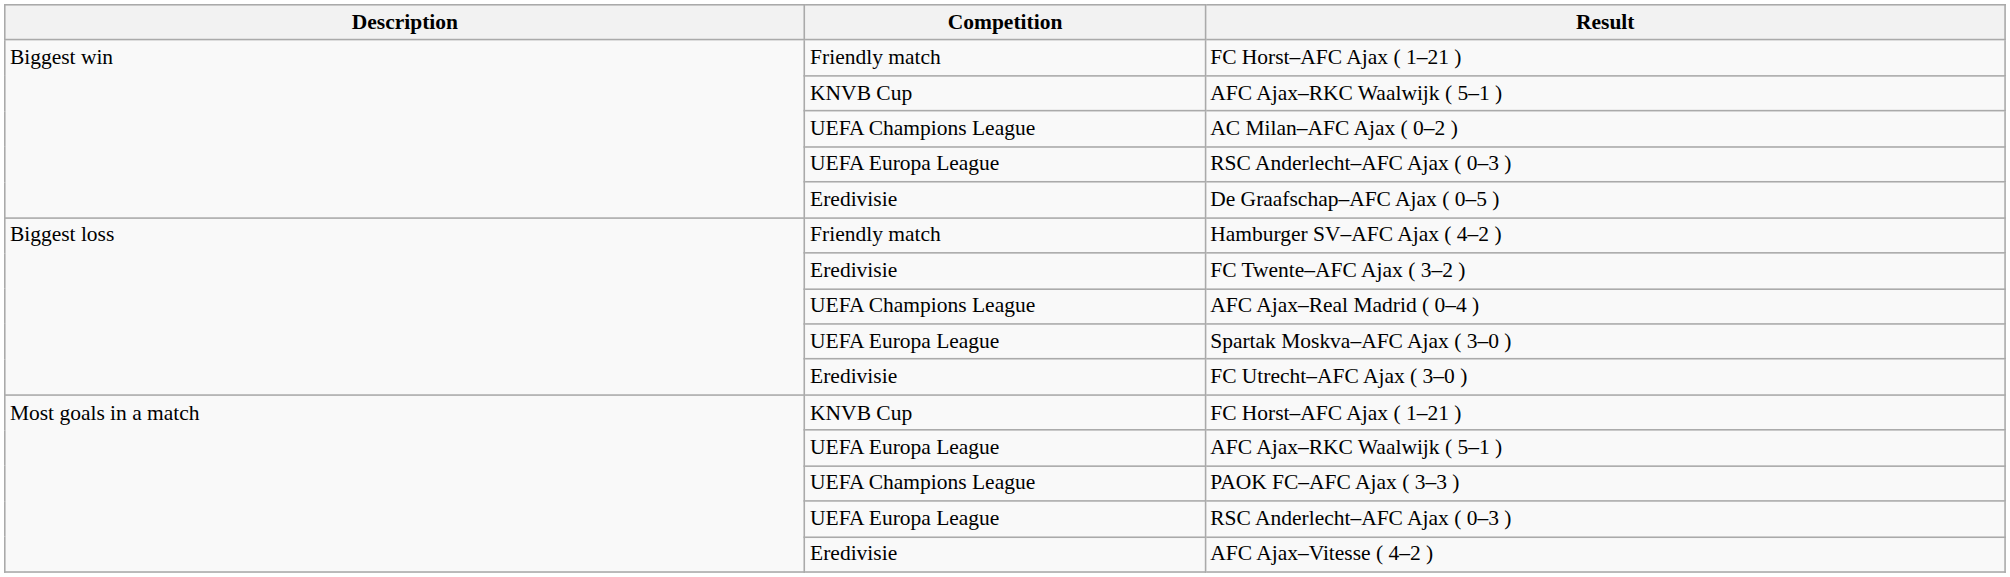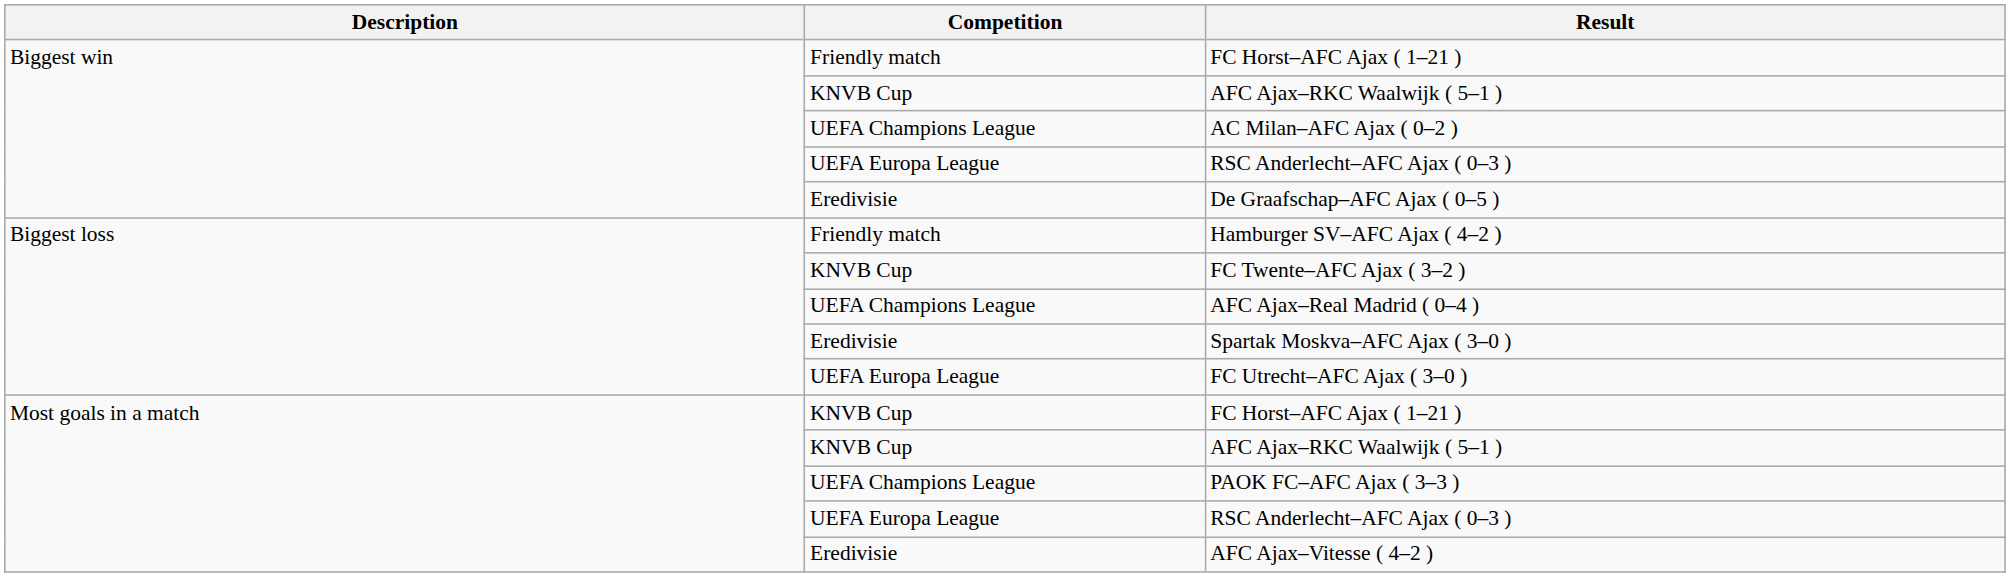(854, 269) Eredivisie -> (861, 269) KNVB Cup
(905, 340) UEFA Europa League -> (854, 340) Eredivisie
(854, 376) Eredivisie -> (905, 376) UEFA Europa League
(905, 447) UEFA Europa League -> (861, 447) KNVB Cup
